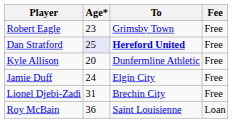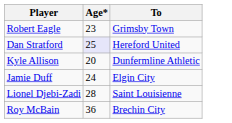- column: (215, 12)
(149, 45) bold -> (146, 45) normal
(91, 93) 31 -> (91, 93) 28
(139, 93) Brechin City -> (147, 93) Saint Louisienne
(147, 110) Saint Louisienne -> (139, 110) Brechin City
